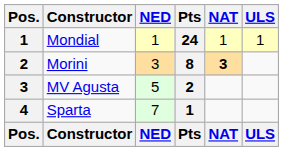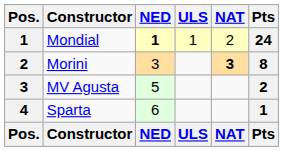columns swapped: (260, 16) <-> (190, 16)
(155, 40) normal -> (155, 40) bold
(223, 40) 1 -> (230, 40) 2
(155, 110) 7 -> (155, 110) 6
